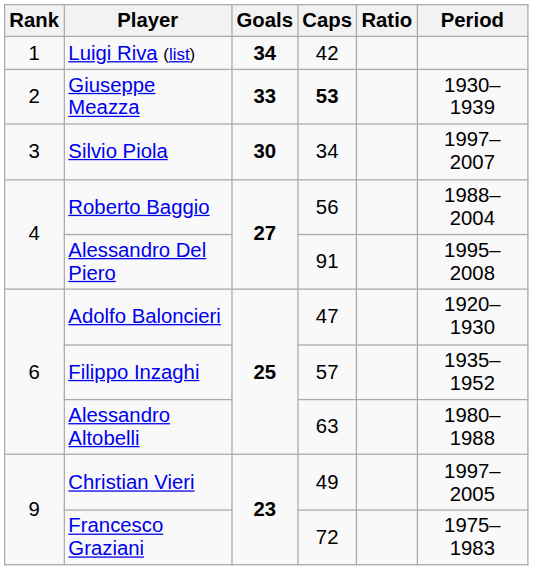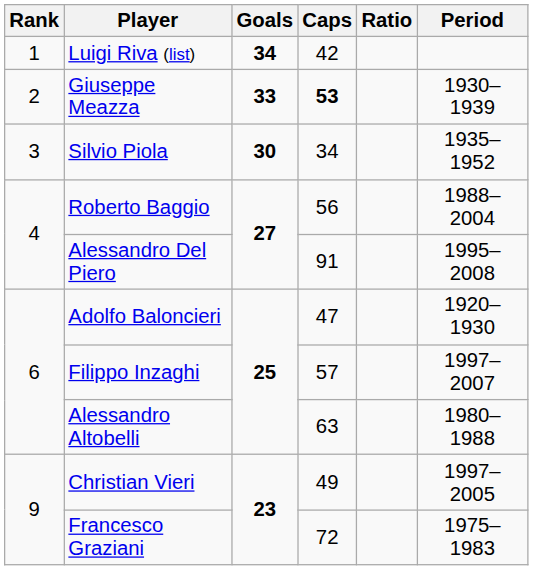(472, 151) 1997–2007 -> (472, 151) 1935–1952
(472, 371) 1935–1952 -> (472, 371) 1997–2007
